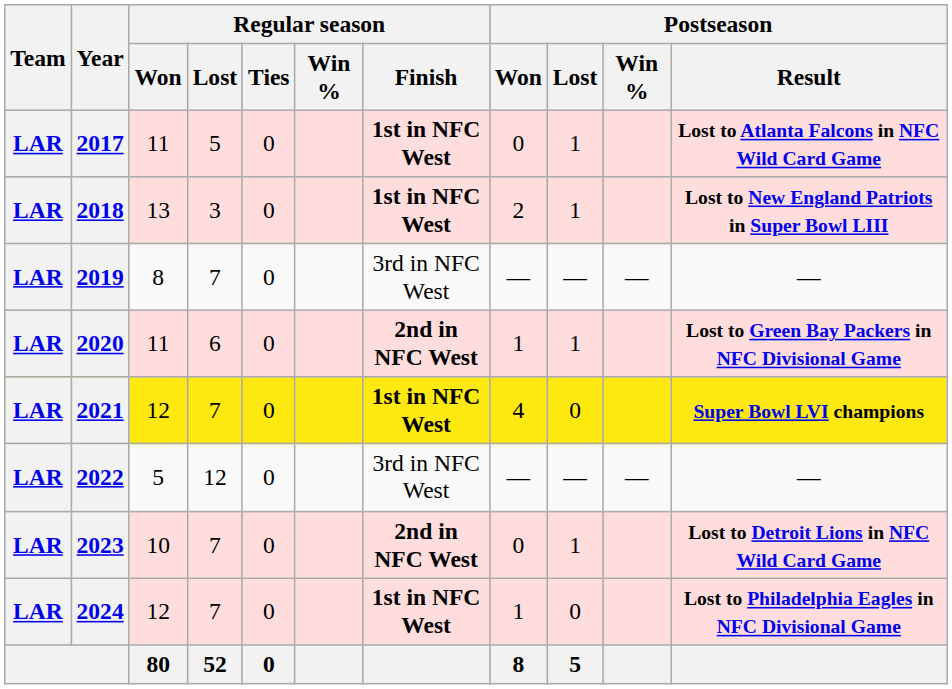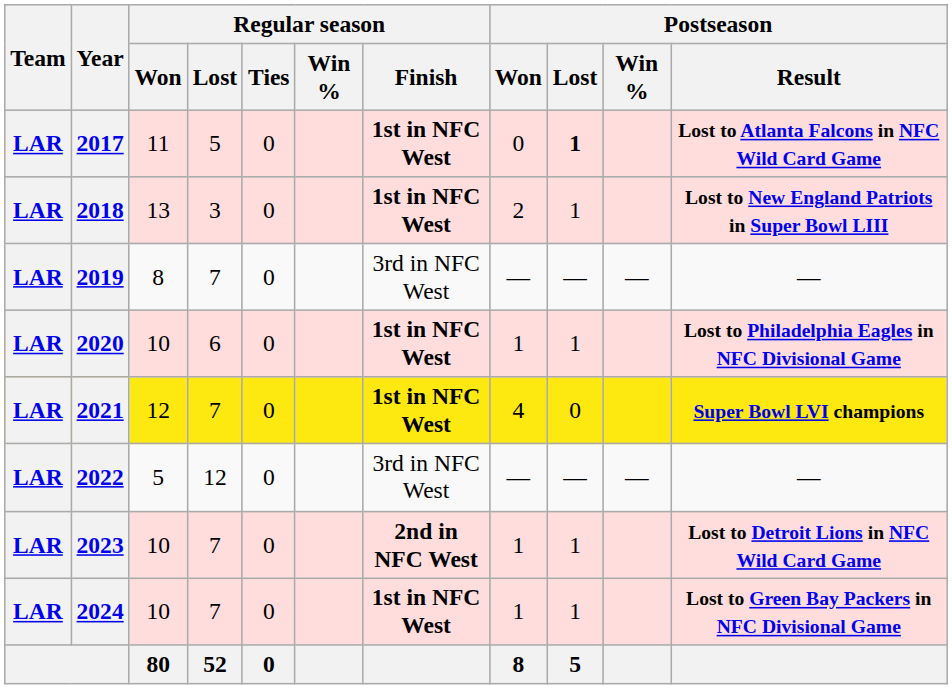(575, 143) normal -> (575, 143) bold
(158, 343) 11 -> (158, 343) 10
(426, 343) 2nd in NFC West -> (426, 343) 1st in NFC West
(809, 346) Lost to Green Bay Packers in NFC Divisional Game -> (809, 346) Lost to Philadelphia Eagles in NFC Divisional Game
(518, 544) 0 -> (518, 544) 1
(158, 610) 12 -> (158, 610) 10
(575, 610) 0 -> (575, 610) 1
(809, 613) Lost to Philadelphia Eagles in NFC Divisional Game -> (809, 613) Lost to Green Bay Packers in NFC Divisional Game
